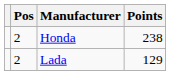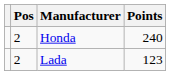(153, 37) 238 -> (153, 37) 240
(153, 59) 129 -> (153, 59) 123
